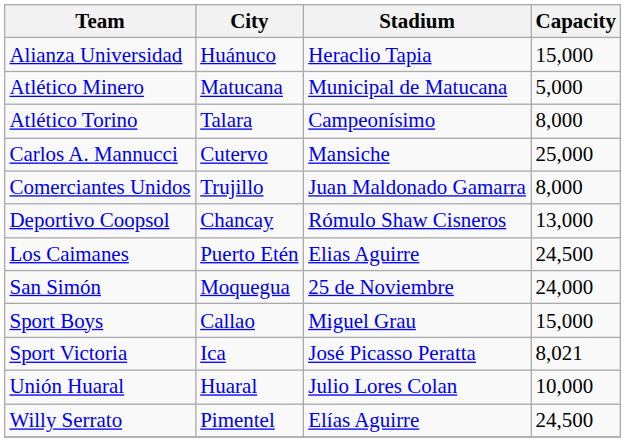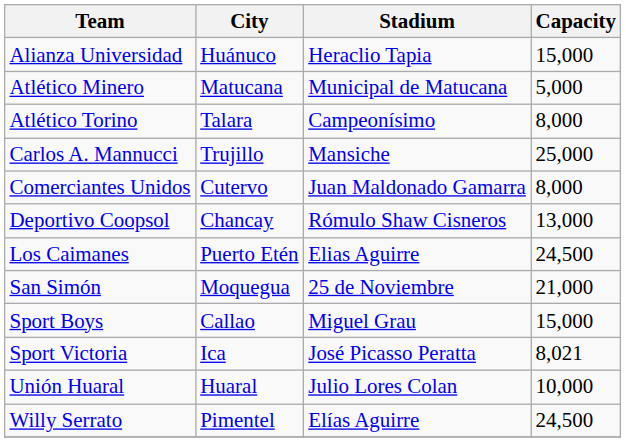(234, 154) Cutervo -> (232, 154) Trujillo
(232, 187) Trujillo -> (234, 187) Cutervo
(564, 287) 24,000 -> (564, 287) 21,000
